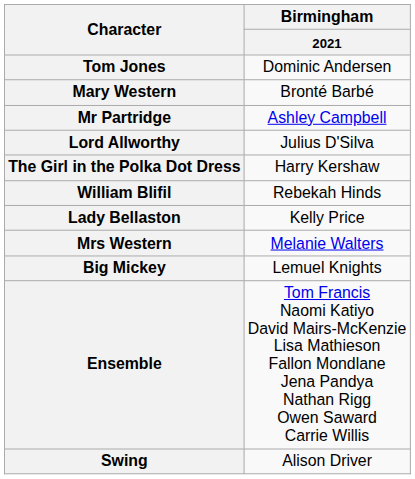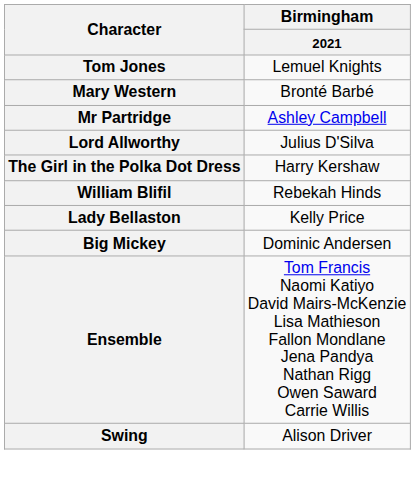(327, 67) Dominic Andersen -> (327, 67) Lemuel Knights
- row: (124, 243)
(327, 268) Lemuel Knights -> (327, 243) Dominic Andersen
